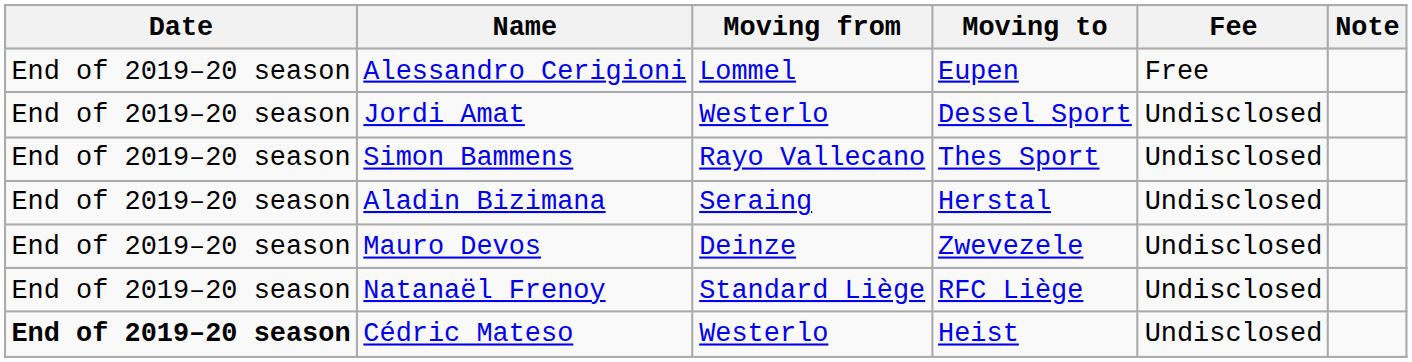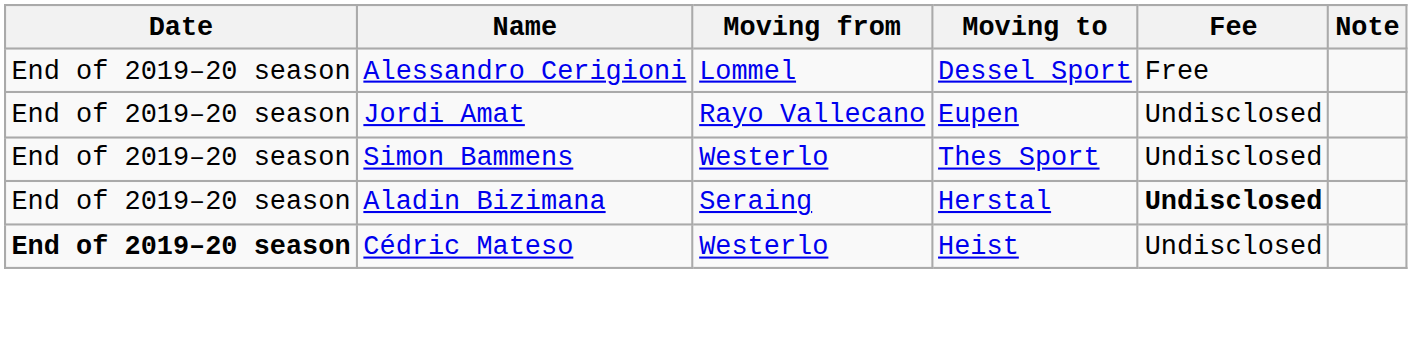(978, 71) Eupen -> (1035, 71) Dessel Sport
(764, 115) Westerlo -> (812, 115) Rayo Vallecano
(1035, 115) Dessel Sport -> (978, 115) Eupen
(812, 159) Rayo Vallecano -> (764, 159) Westerlo
(1233, 202) normal -> (1233, 202) bold
- row: (452, 246)
- row: (484, 290)
